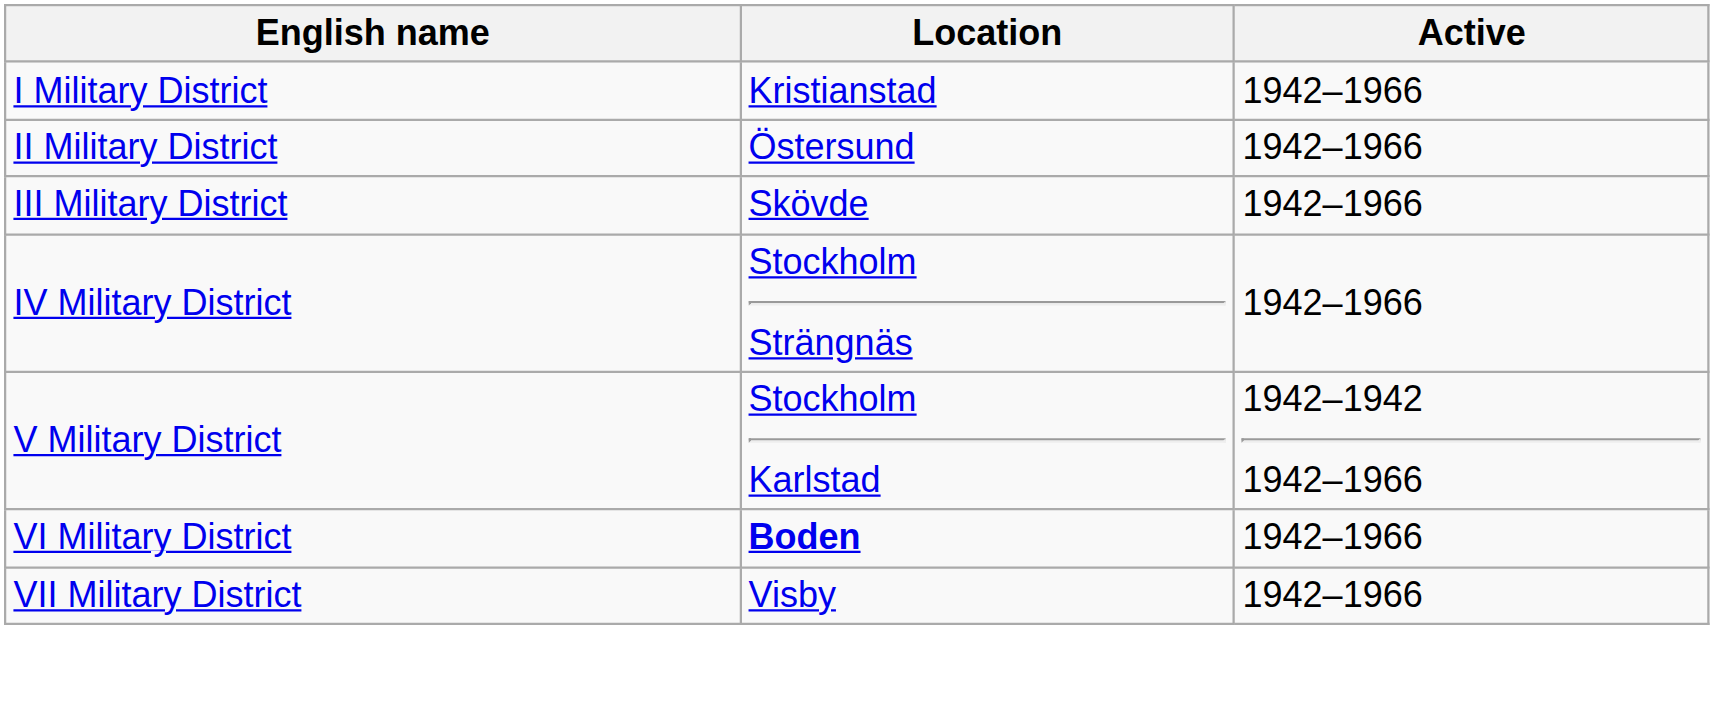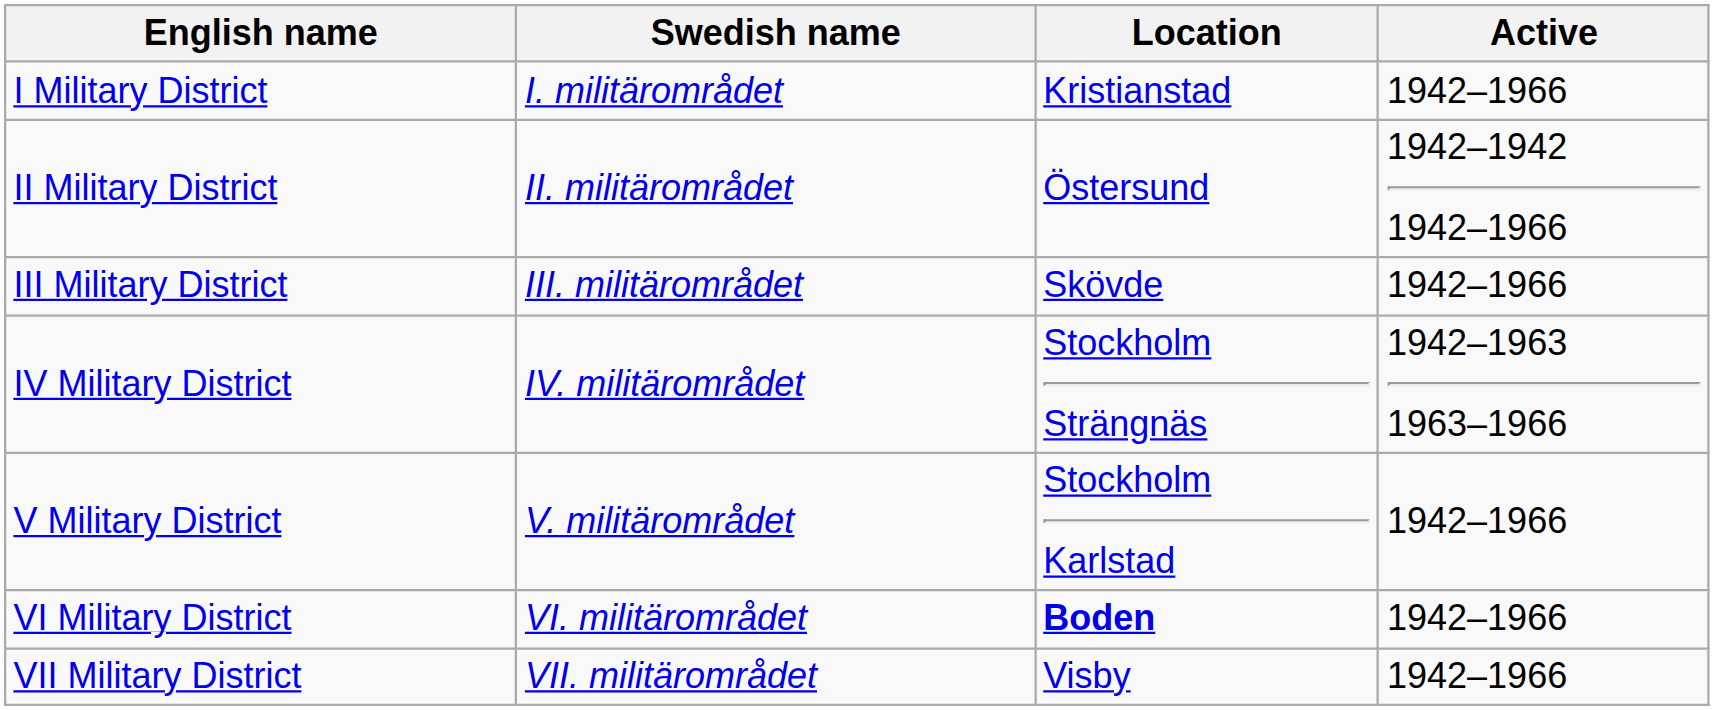+ column: (776, 33)
(1333, 147) 1942–1966 -> (1544, 187) 1942–1942 1942–1966
(1333, 301) 1942–1966 -> (1544, 382) 1942–1963 1963–1966
(1472, 440) 1942–1942 1942–1966 -> (1477, 521) 1942–1966
